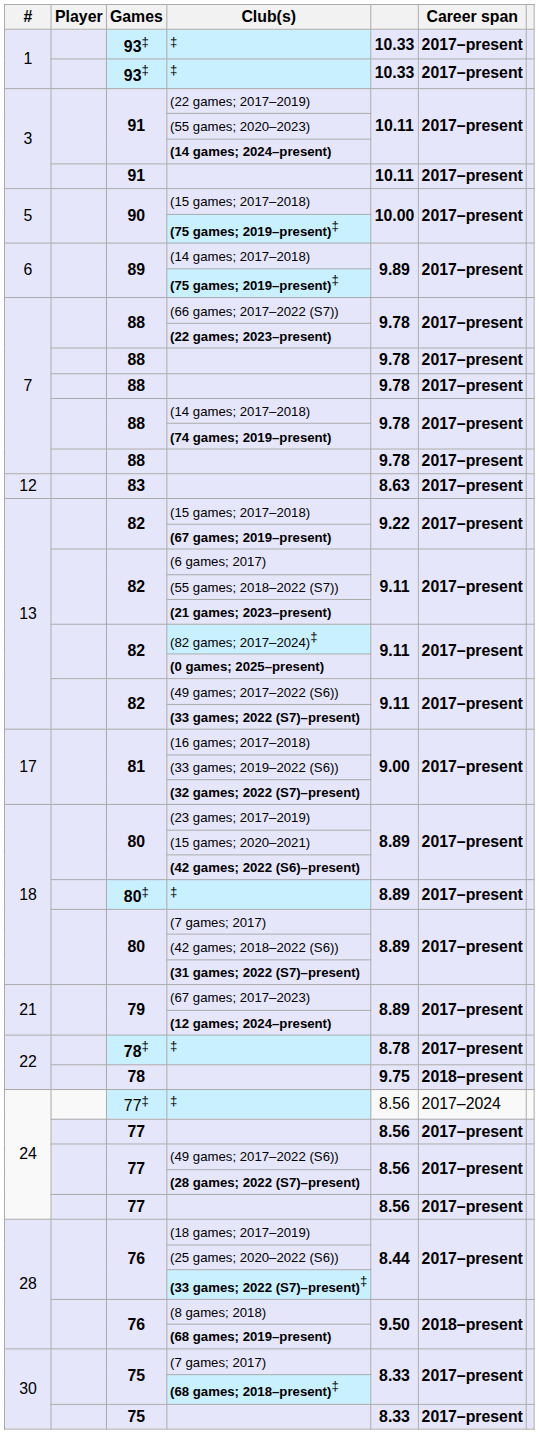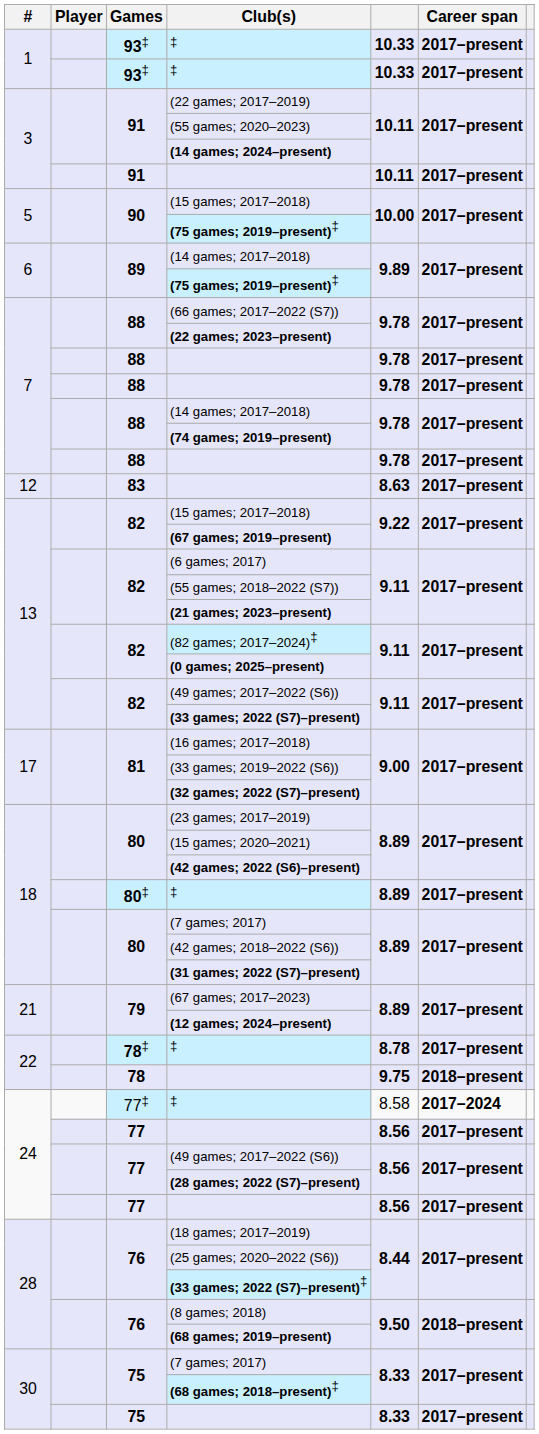(394, 1104) 8.56 -> (394, 1104) 8.58
(461, 1104) normal -> (461, 1104) bold
